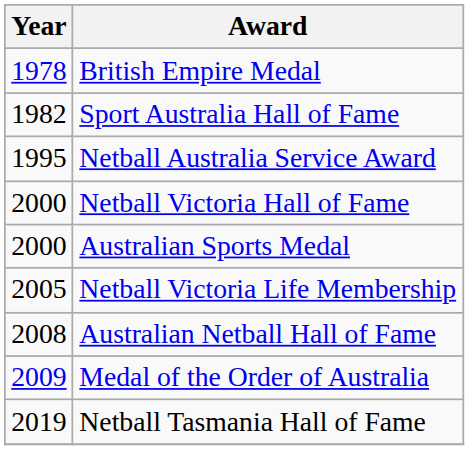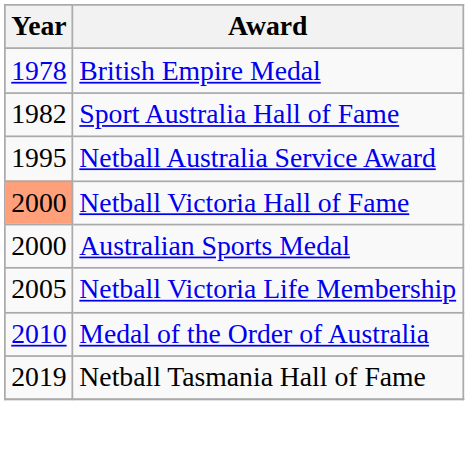(39, 202) no background -> (39, 202) lightsalmon background
- row: (258, 333)
(39, 377) 2009 -> (39, 333) 2010
